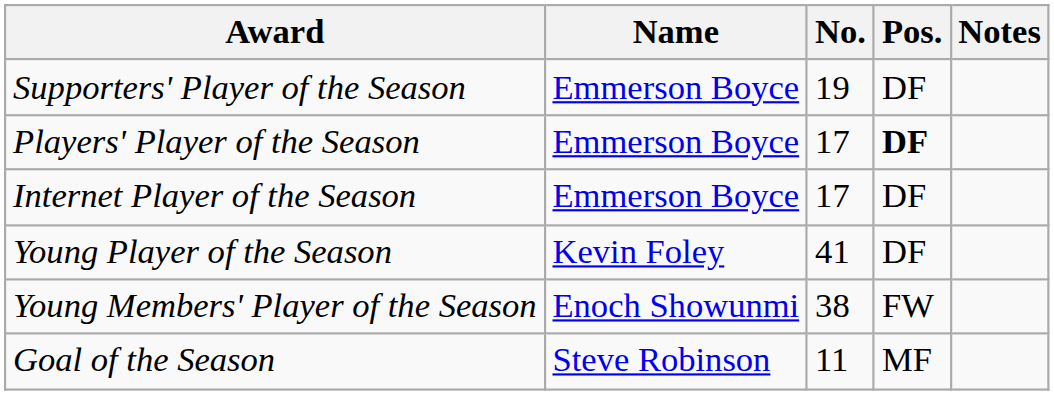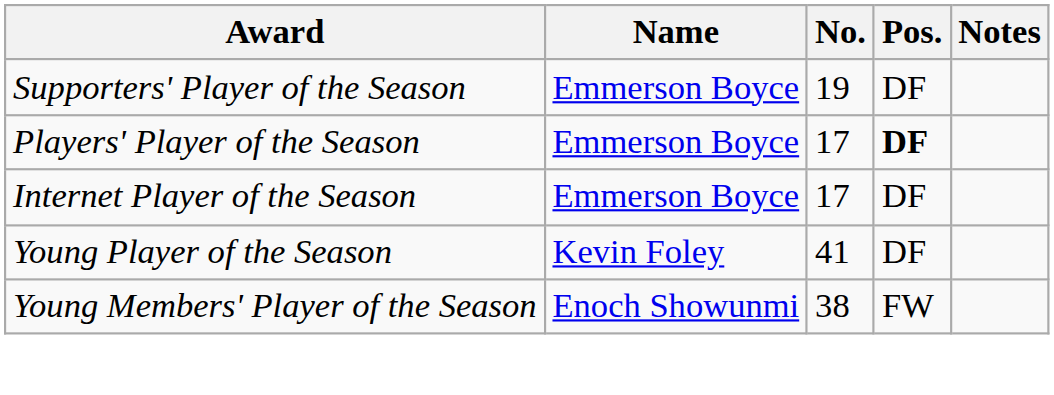- row: (144, 360)
